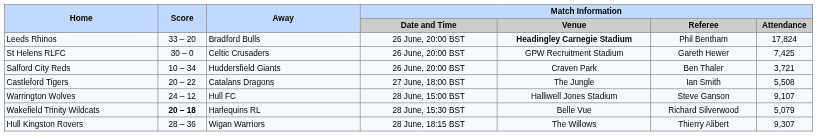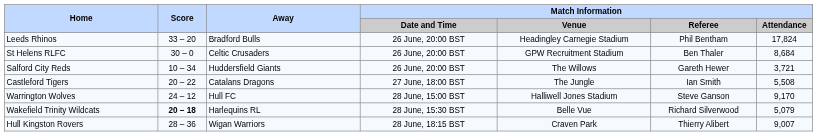(574, 40) bold -> (574, 40) normal
(704, 54) Gareth Hewer -> (703, 54) Ben Thaler
(784, 54) 7,425 -> (784, 54) 8,684
(574, 68) Craven Park -> (574, 68) The Willows
(703, 68) Ben Thaler -> (704, 68) Gareth Hewer
(784, 96) 9,107 -> (784, 96) 9,170
(574, 124) The Willows -> (574, 124) Craven Park
(784, 124) 9,307 -> (784, 124) 9,007
